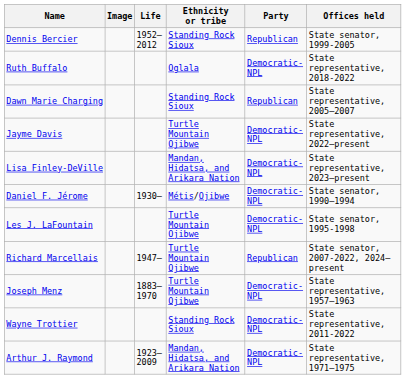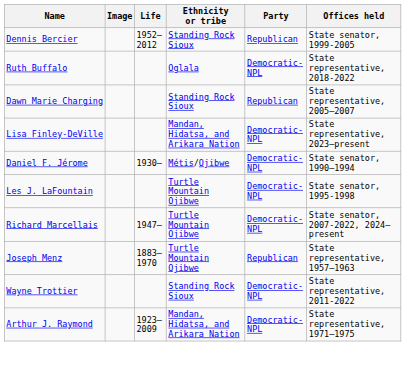- row: (34, 135)
(273, 258) Republican -> (275, 225) Democratic-NPL
(275, 291) Democratic-NPL -> (273, 258) Republican
